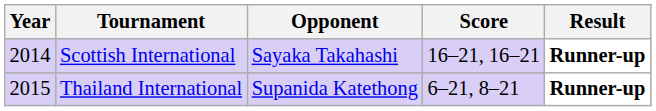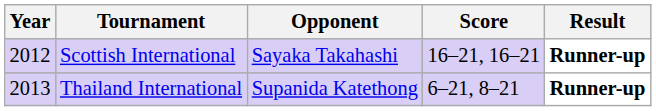(30, 55) 2014 -> (30, 55) 2012
(30, 89) 2015 -> (30, 89) 2013
